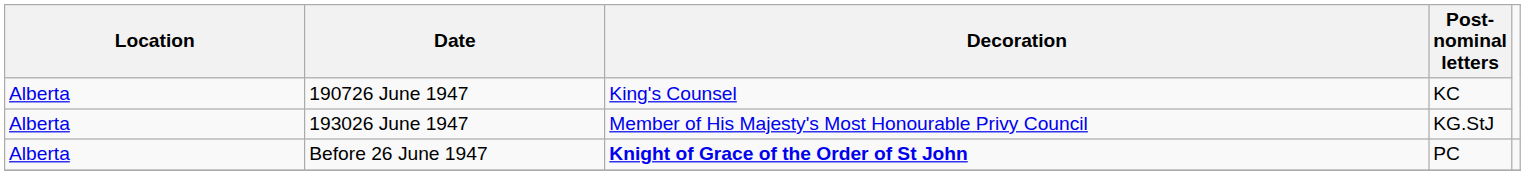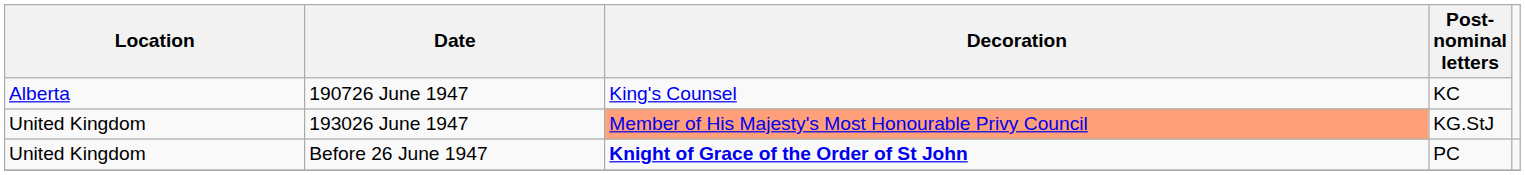(39, 123) Alberta -> (77, 123) United Kingdom
(849, 123) no background -> (849, 123) lightsalmon background
(39, 154) Alberta -> (77, 154) United Kingdom
